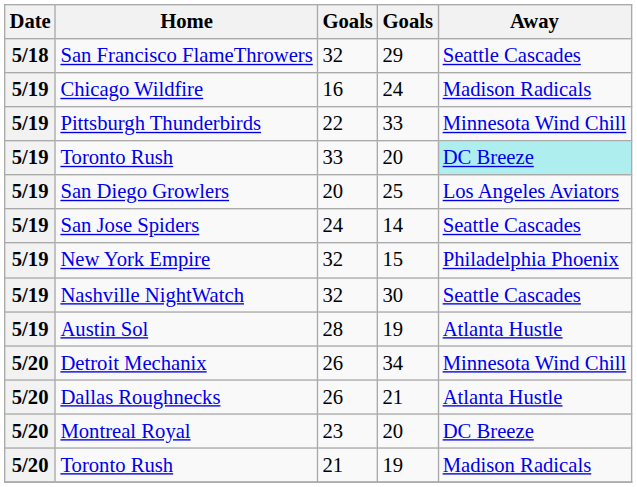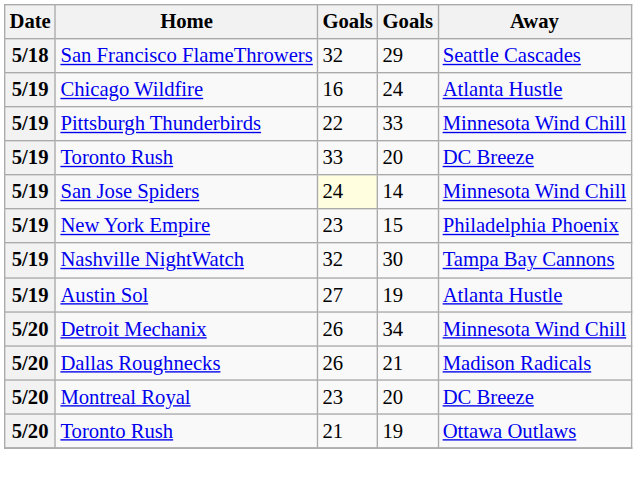(517, 89) Madison Radicals -> (503, 89) Atlanta Hustle
(488, 158) paleturquoise background -> (488, 158) no background
- row: (145, 192)
(333, 226) no background -> (333, 192) lightyellow background
(512, 226) Seattle Cascades -> (534, 192) Minnesota Wind Chill
(333, 260) 32 -> (333, 226) 23
(512, 294) Seattle Cascades -> (529, 260) Tampa Bay Cannons
(333, 328) 28 -> (333, 294) 27
(503, 396) Atlanta Hustle -> (517, 362) Madison Radicals
(517, 464) Madison Radicals -> (509, 430) Ottawa Outlaws
